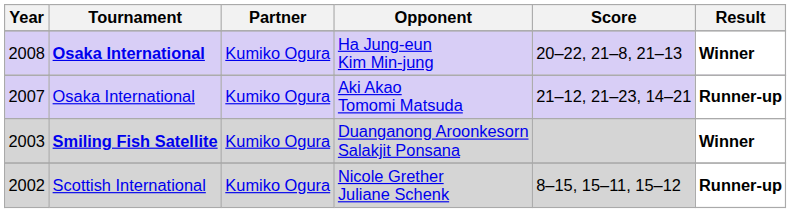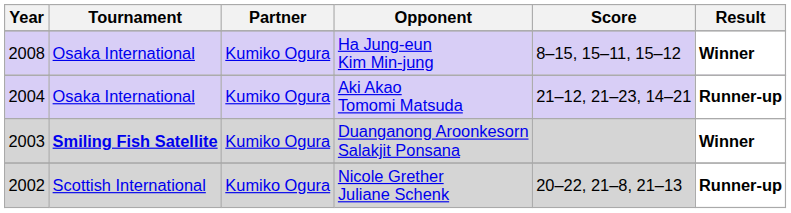(129, 53) bold -> (124, 53) normal
(609, 53) 20–22, 21–8, 21–13 -> (609, 53) 8–15, 15–11, 15–12
(27, 97) 2007 -> (27, 97) 2004
(609, 186) 8–15, 15–11, 15–12 -> (609, 186) 20–22, 21–8, 21–13
